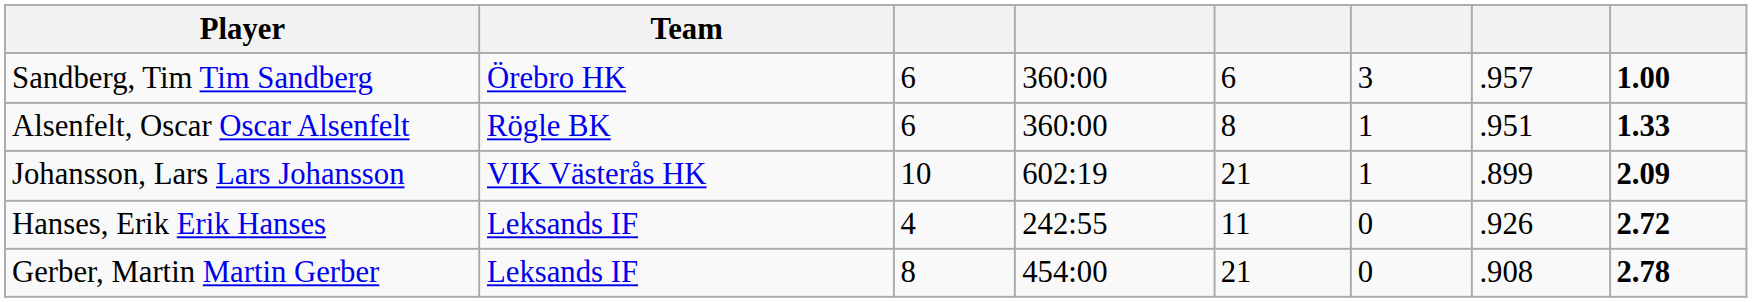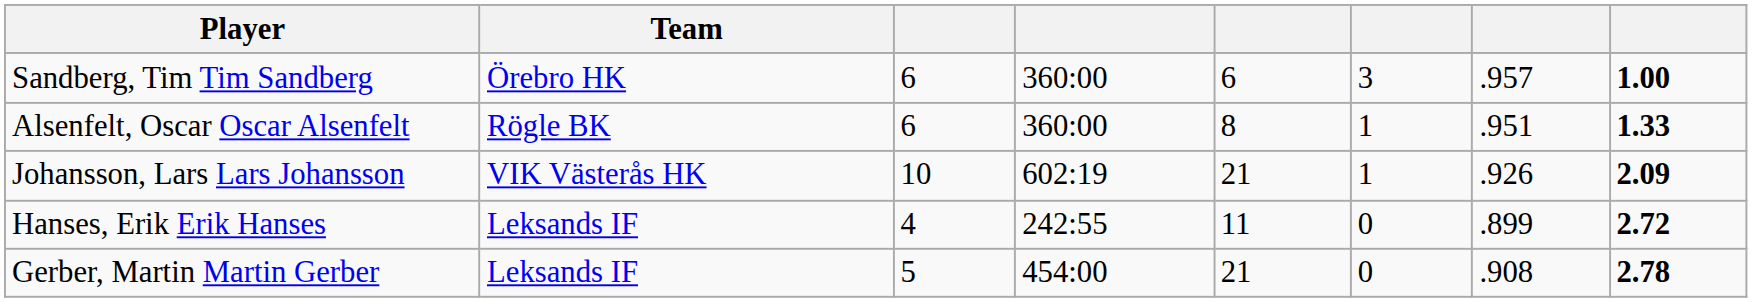(1506, 175) .899 -> (1506, 175) .926
(1506, 223) .926 -> (1506, 223) .899
(908, 272) 8 -> (908, 272) 5
